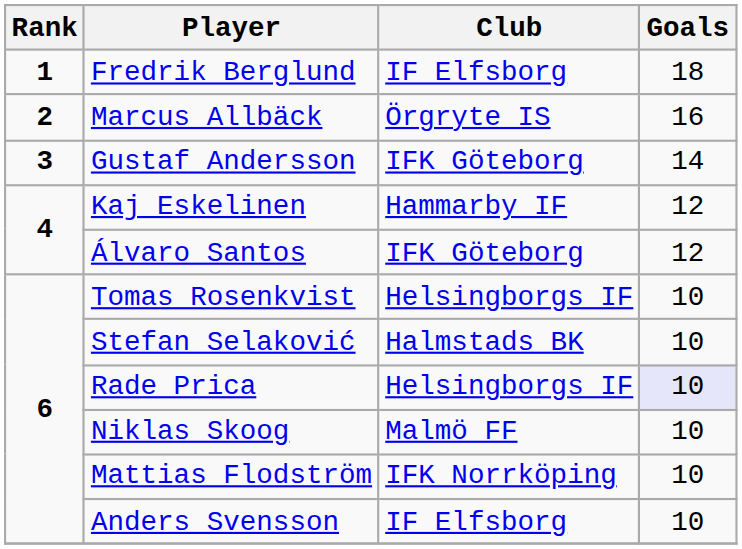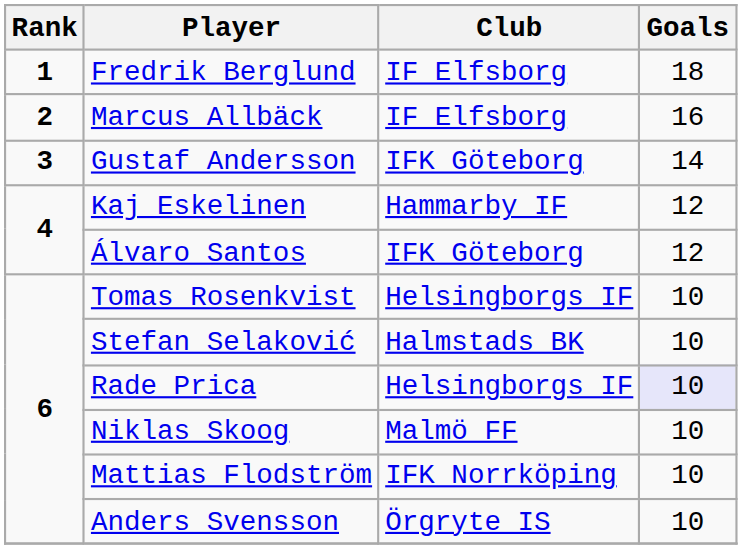(468, 117) Örgryte IS -> (476, 117) IF Elfsborg
(476, 522) IF Elfsborg -> (468, 522) Örgryte IS
